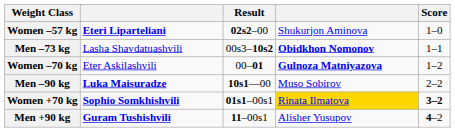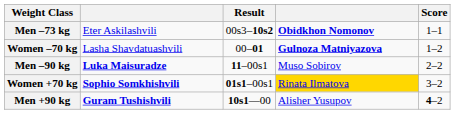- row: (42, 30)
(133, 48) Lasha Shavdatuashvili -> (120, 30) Eter Askilashvili
(120, 65) Eter Askilashvili -> (133, 48) Lasha Shavdatuashvili
(249, 83) 10s1—00 -> (249, 65) 11–00s1
(434, 100) bold -> (434, 83) normal
(249, 118) 11–00s1 -> (249, 100) 10s1—00
